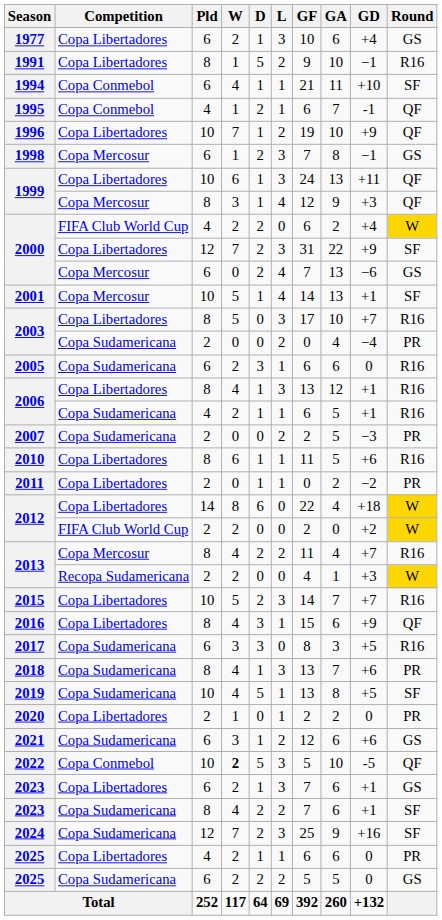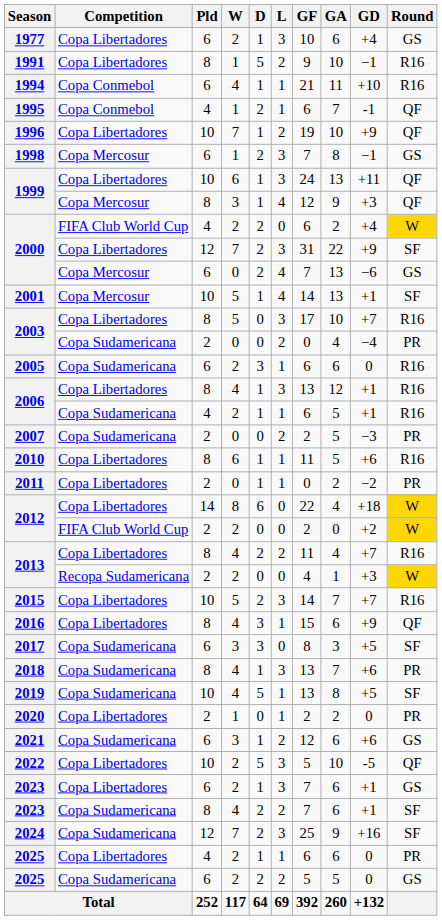(412, 86) SF -> (412, 86) R16
(104, 553) Copa Mercosur -> (113, 553) Copa Libertadores
(412, 646) R16 -> (412, 646) SF
(106, 763) Copa Conmebol -> (113, 763) Copa Libertadores
(235, 763) bold -> (235, 763) normal
